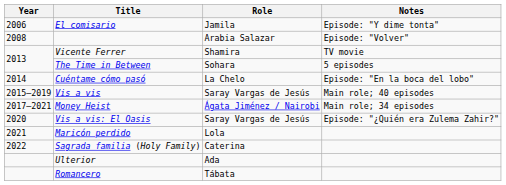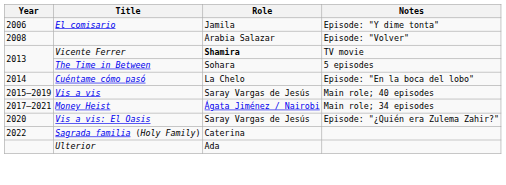(222, 52) normal -> (222, 52) bold
- row: (93, 133)
- row: (78, 174)
